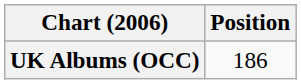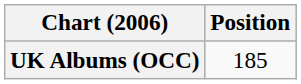(250, 59) 186 -> (250, 59) 185
